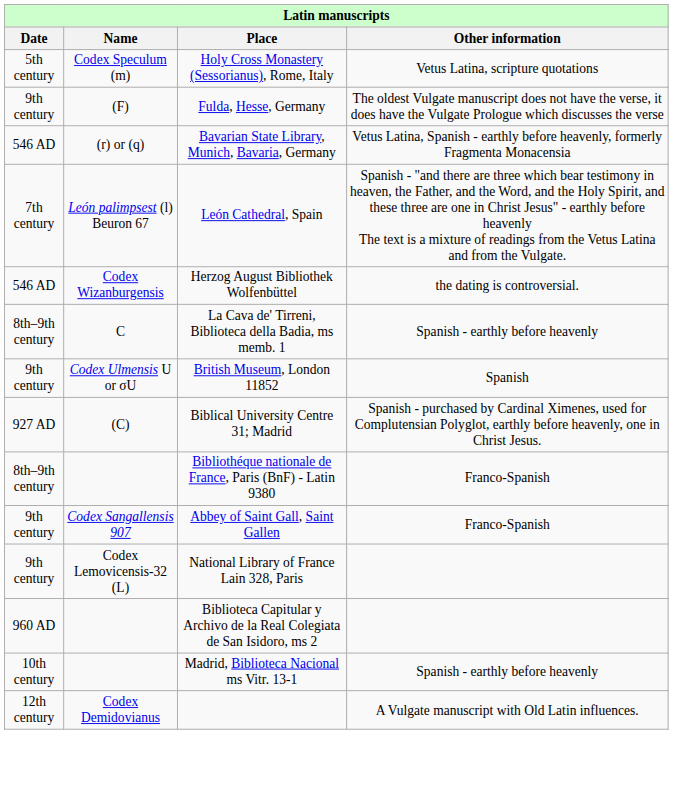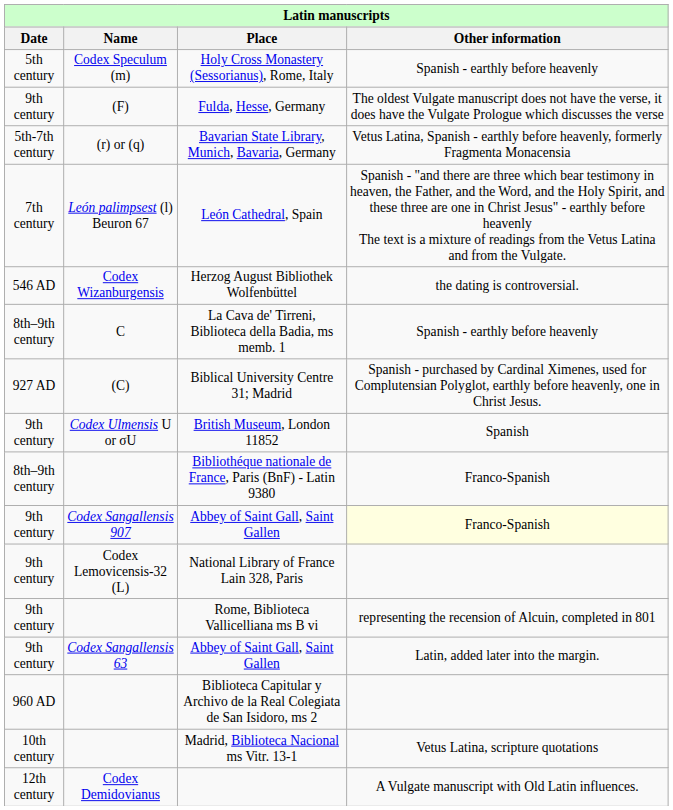(507, 68) Vetus Latina, scripture quotations -> (507, 68) Spanish - earthly before heavenly
(34, 145) 546 AD -> (34, 145) 5th-7th century
rows swapped: (121, 378) <-> (121, 424)
(507, 525) no background -> (507, 525) lightyellow background
+ row: (121, 618)
+ row: (121, 656)
(507, 672) Spanish - earthly before heavenly -> (507, 748) Vetus Latina, scripture quotations
